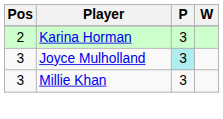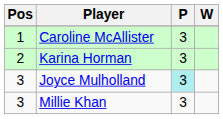+ row: (97, 37)
